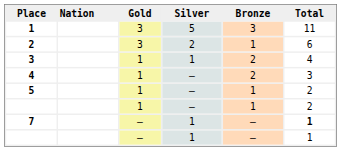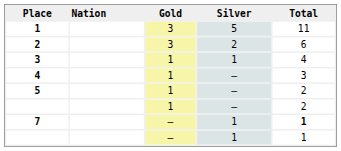- column: (253, 13)
